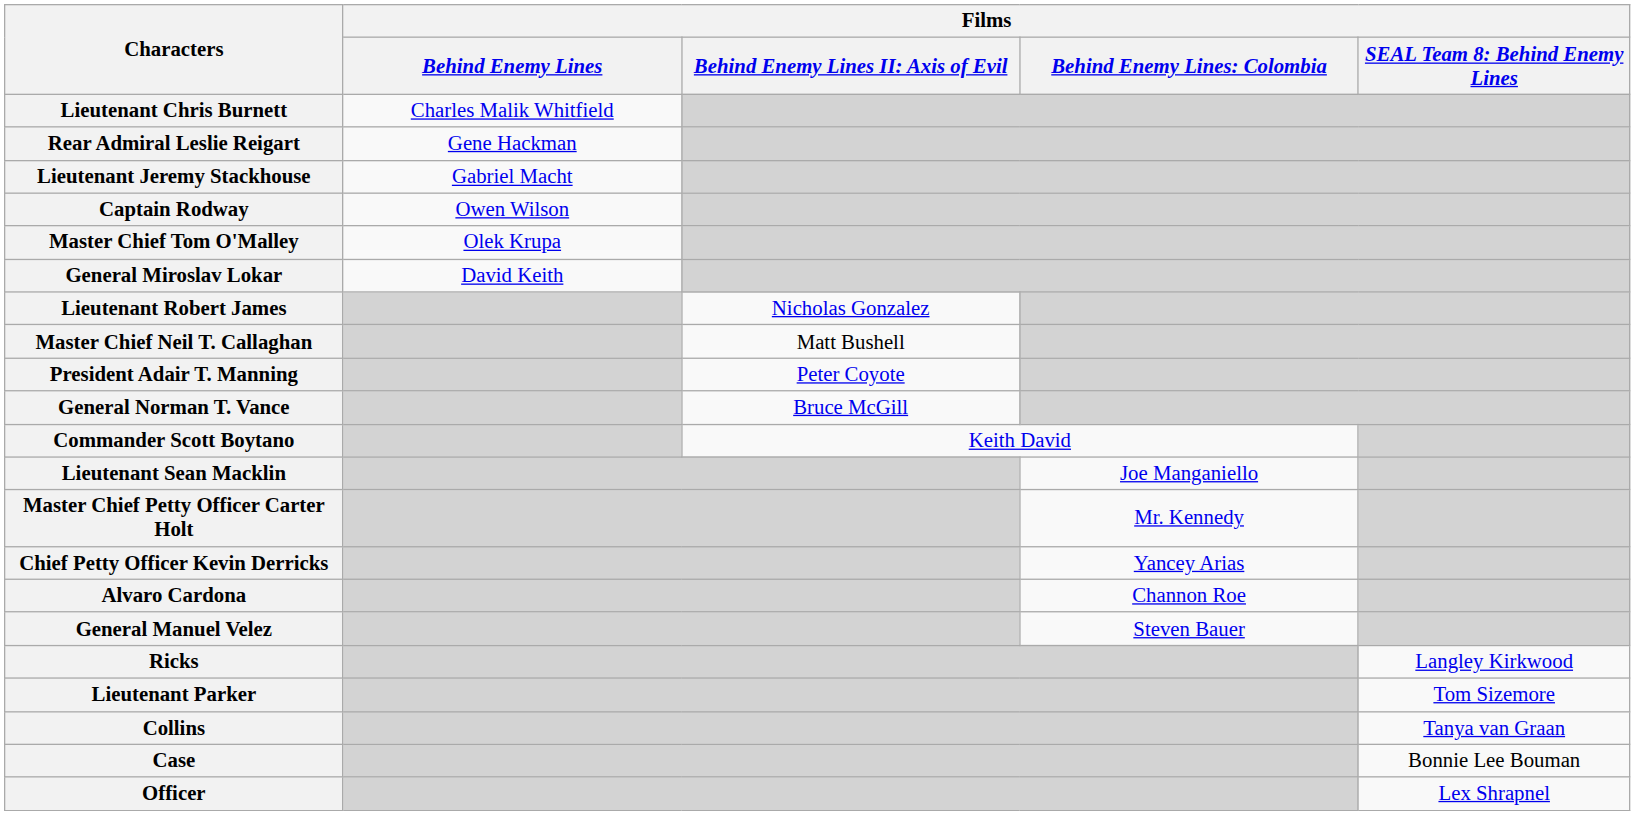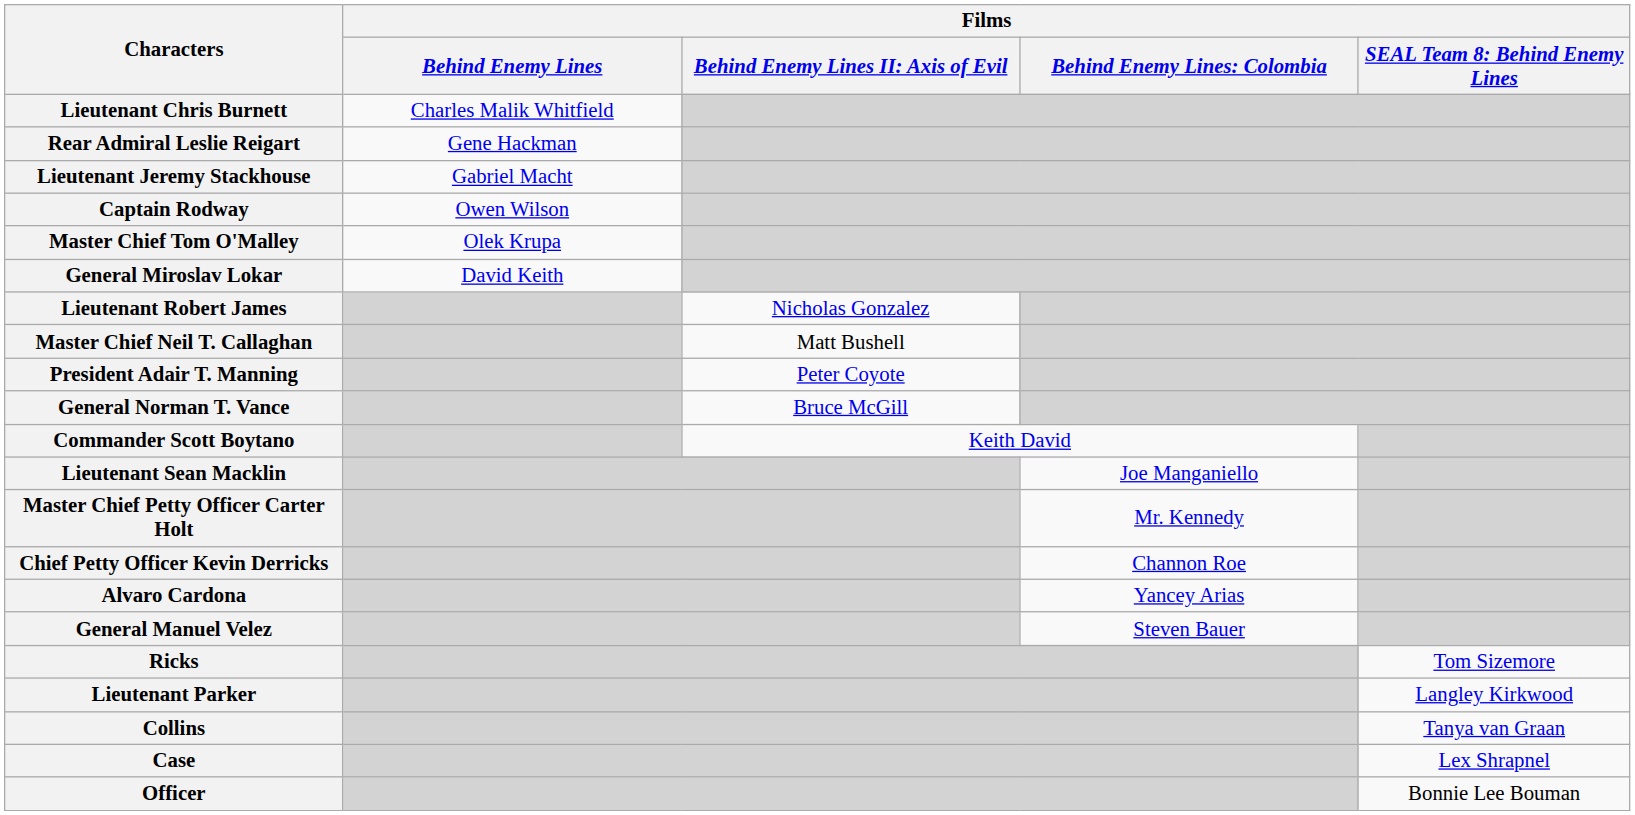(1189, 562) Yancey Arias -> (1189, 562) Channon Roe
(1189, 595) Channon Roe -> (1189, 595) Yancey Arias
(1494, 661) Langley Kirkwood -> (1494, 661) Tom Sizemore
(1494, 694) Tom Sizemore -> (1494, 694) Langley Kirkwood
(1494, 760) Bonnie Lee Bouman -> (1494, 760) Lex Shrapnel
(1494, 793) Lex Shrapnel -> (1494, 793) Bonnie Lee Bouman
